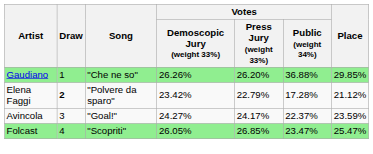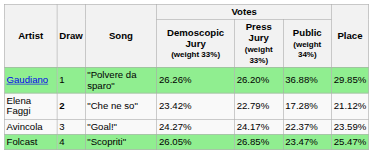(113, 74) "Che ne so" -> (112, 80) "Polvere da sparo"
(112, 95) "Polvere da sparo" -> (113, 106) "Che ne so"
